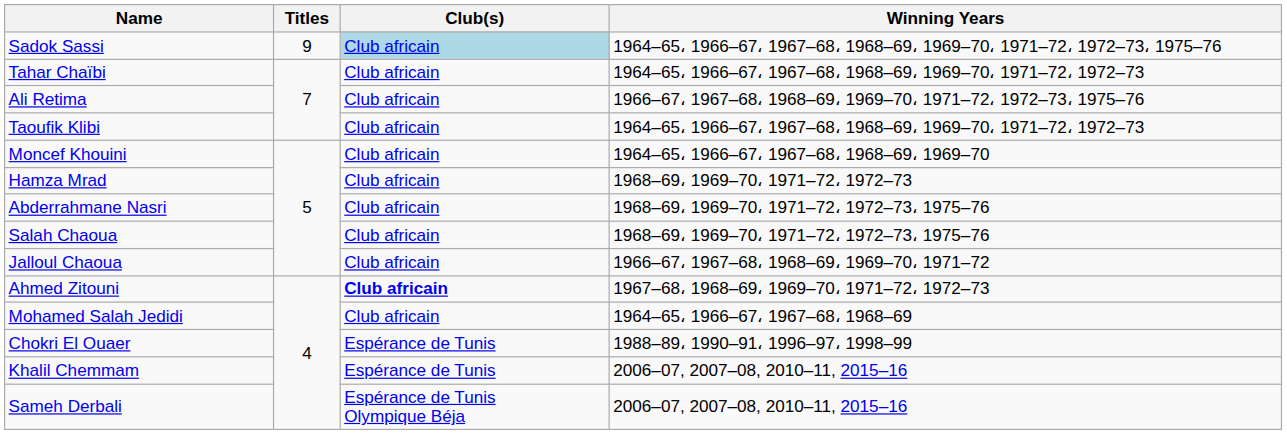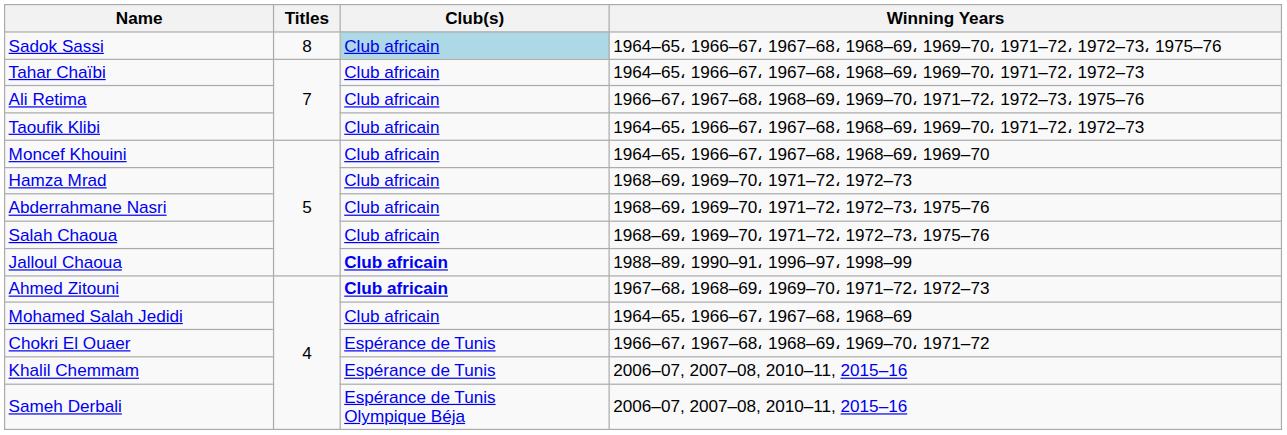(307, 46) 9 -> (307, 46) 8
(392, 262) normal -> (396, 262) bold
(801, 262) 1966–67، 1967–68، 1968–69، 1969–70، 1971–72 -> (763, 262) 1988–89، 1990–91، 1996–97، 1998–99
(763, 343) 1988–89، 1990–91، 1996–97، 1998–99 -> (801, 343) 1966–67، 1967–68، 1968–69، 1969–70، 1971–72
